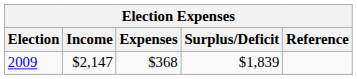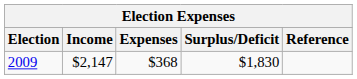(259, 62) $1,839 -> (259, 62) $1,830
